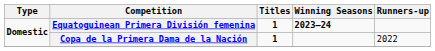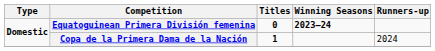(275, 26) 1 -> (275, 26) 0
(387, 40) 2022 -> (387, 40) 2024
